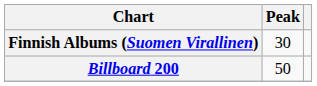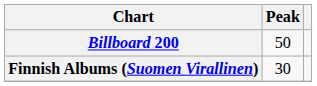rows swapped: (133, 42) <-> (133, 68)
